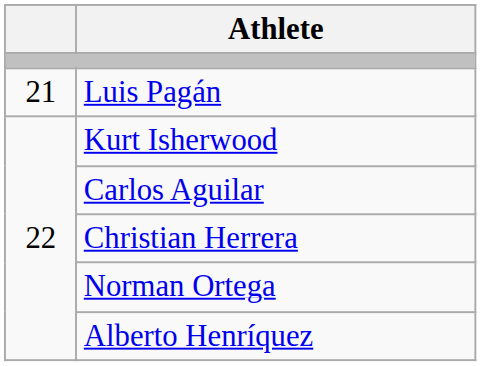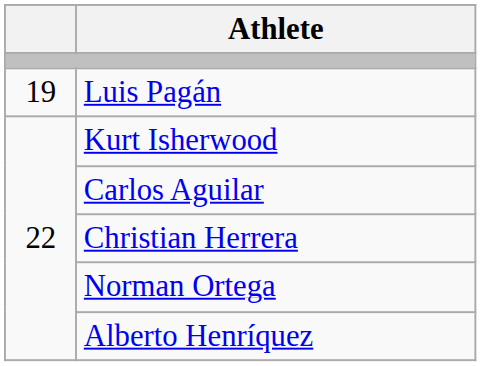(41, 91) 21 -> (41, 91) 19
